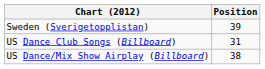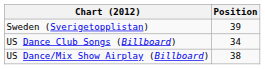(235, 41) 31 -> (235, 41) 34
